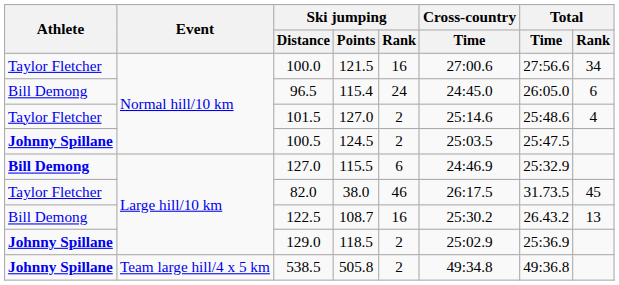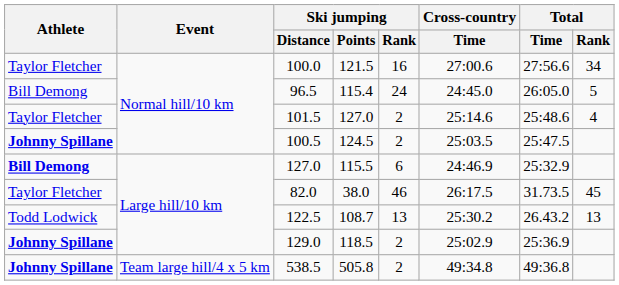(593, 91) 6 -> (593, 91) 5
(48, 217) Bill Demong -> (53, 217) Todd Lodwick
(399, 217) 16 -> (399, 217) 13
